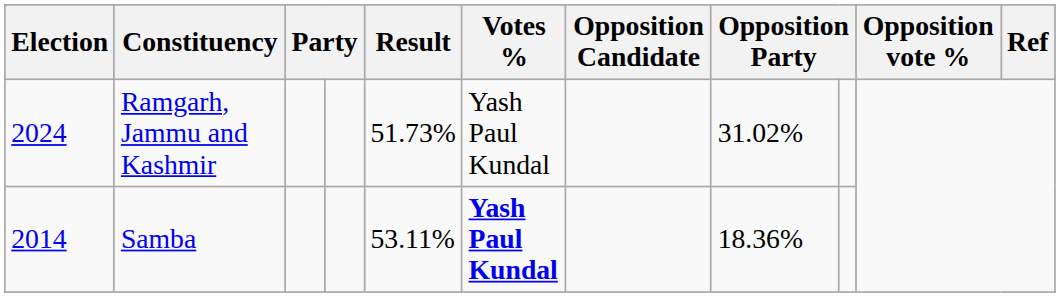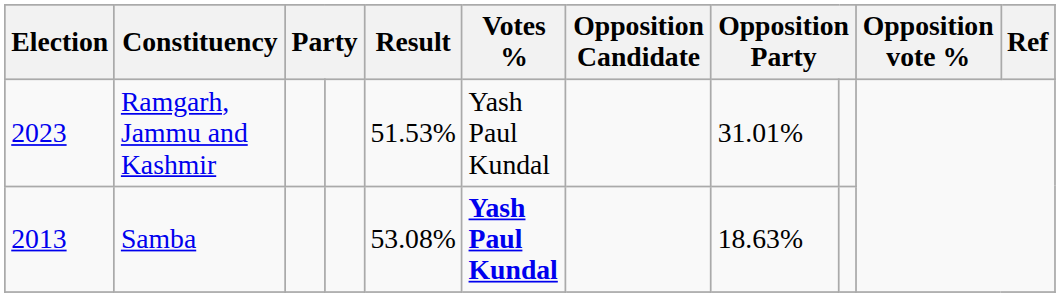(39, 132) 2024 -> (39, 132) 2023
(413, 132) 51.73% -> (413, 132) 51.53%
(760, 132) 31.02% -> (760, 132) 31.01%
(39, 238) 2014 -> (39, 238) 2013
(413, 238) 53.11% -> (413, 238) 53.08%
(760, 238) 18.36% -> (760, 238) 18.63%
